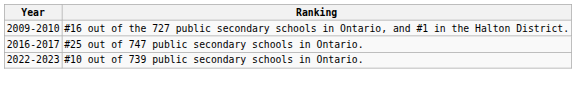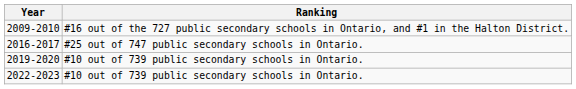+ row: (33, 60)
